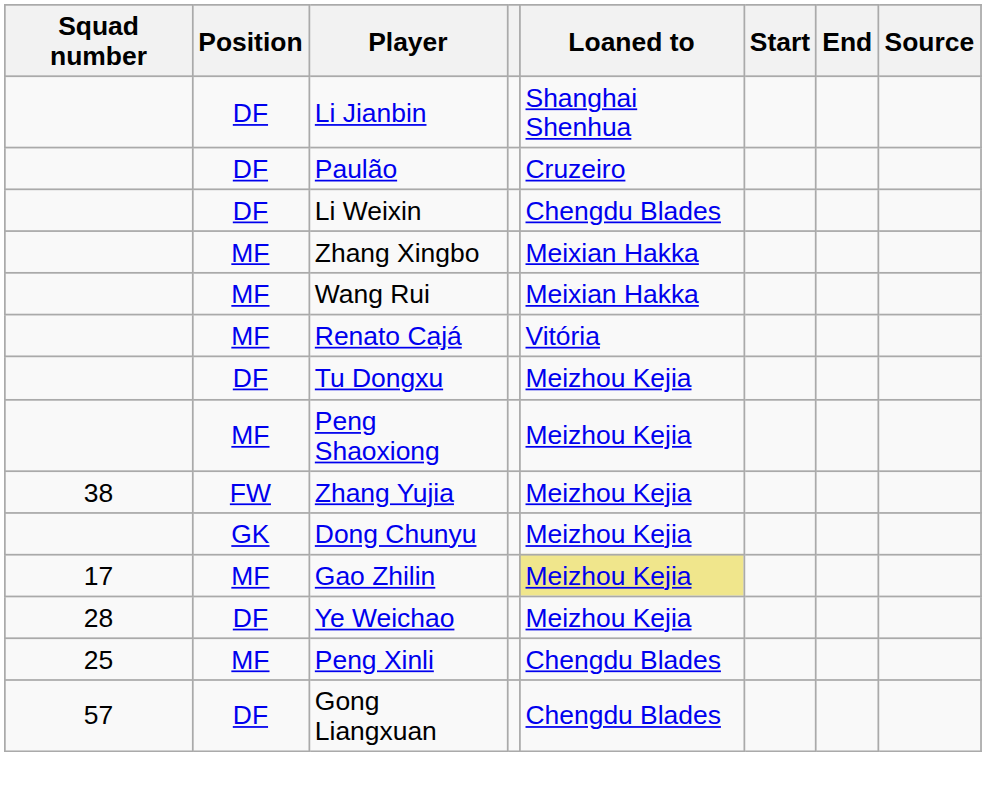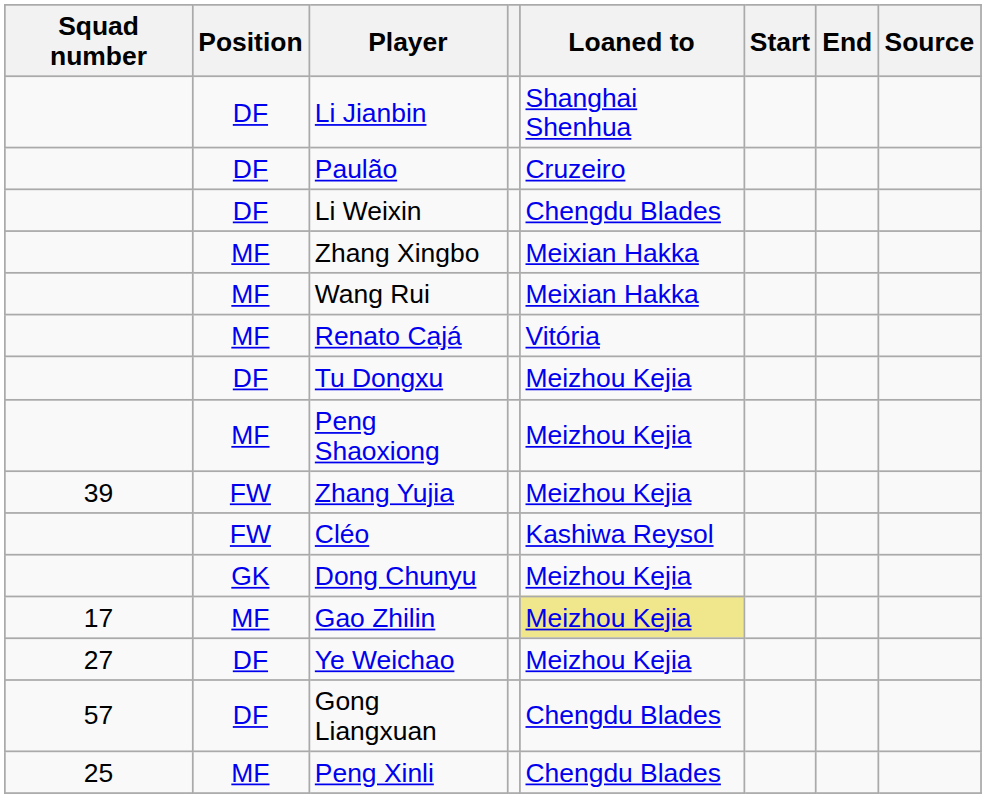(99, 492) 38 -> (99, 492) 39
+ row: (342, 533)
(99, 617) 28 -> (99, 659) 27
rows swapped: (376, 716) <-> (374, 659)
